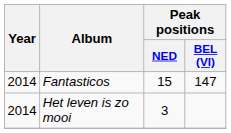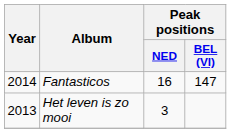(165, 82) 15 -> (165, 82) 16
(22, 110) 2014 -> (22, 110) 2013
